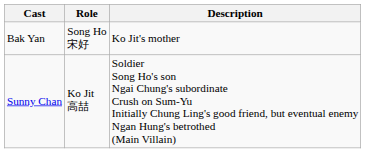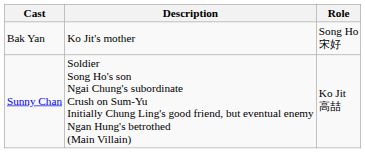columns swapped: (87, 13) <-> (235, 13)
